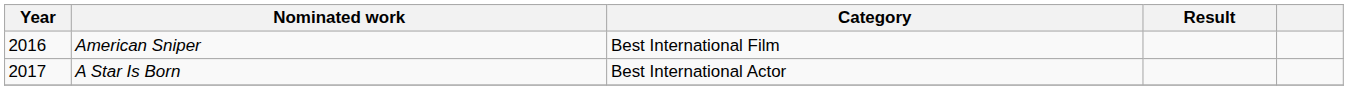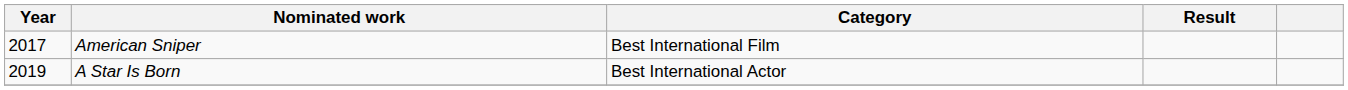(27, 44) 2016 -> (27, 44) 2017
(27, 71) 2017 -> (27, 71) 2019
